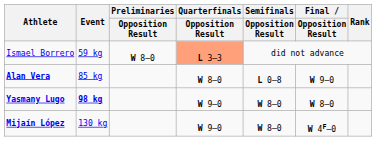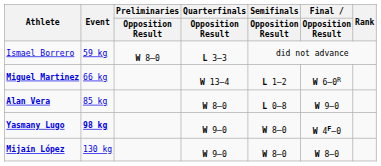(210, 57) lightsalmon background -> (215, 57) no background
+ row: (43, 77)
(322, 104) W 8–0 -> (327, 130) W 4F–0
(322, 128) W 4F–0 -> (327, 154) W 8–0
